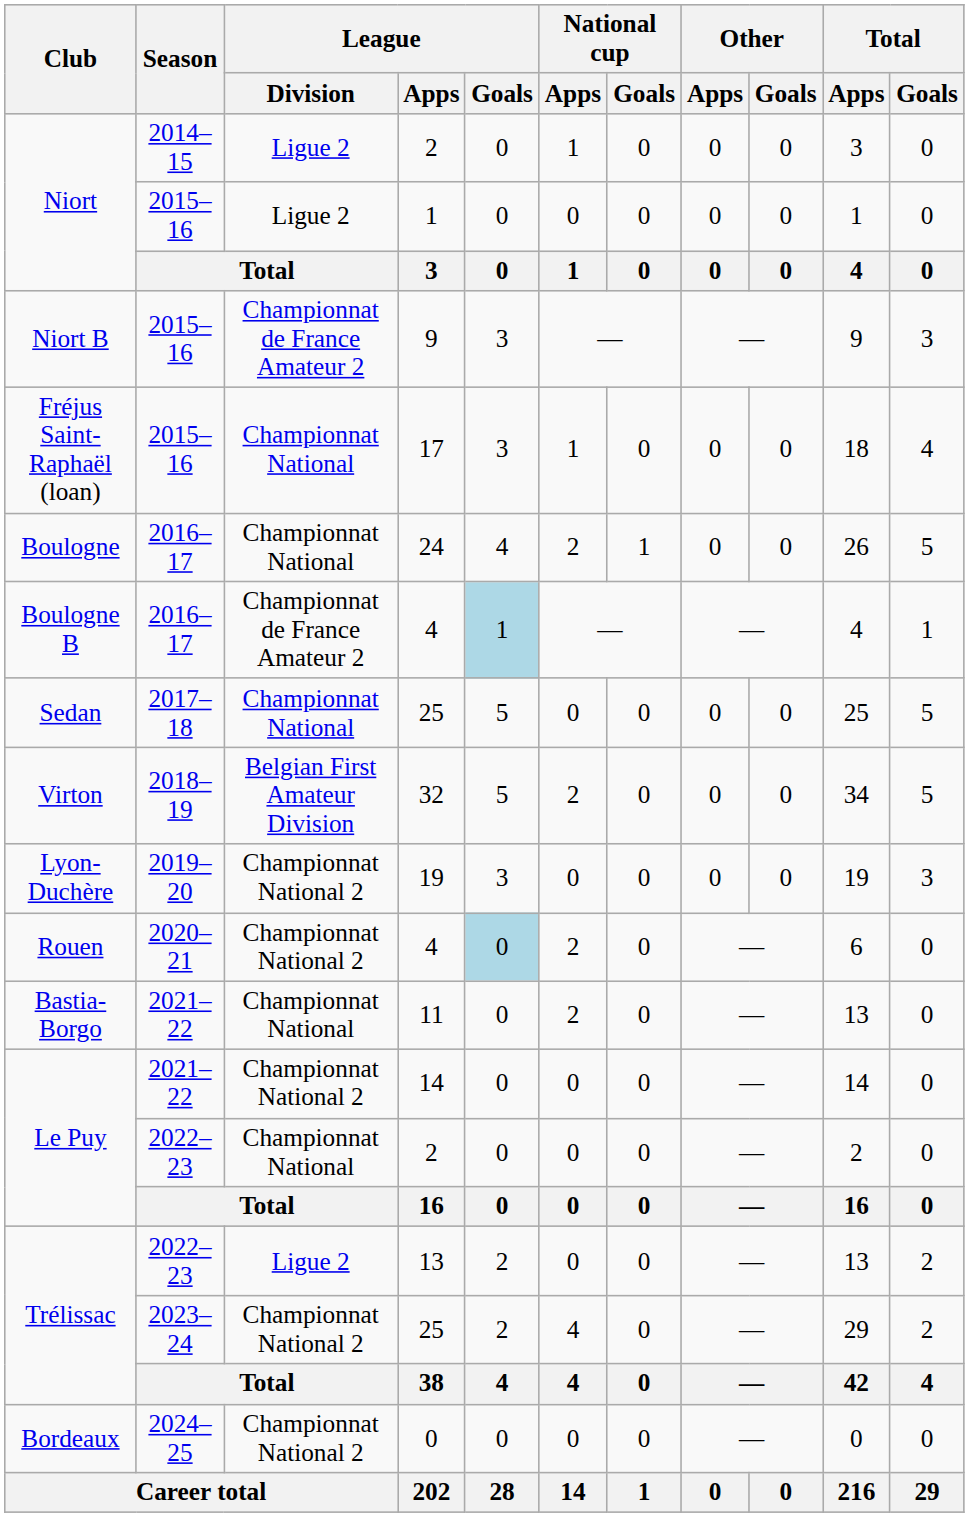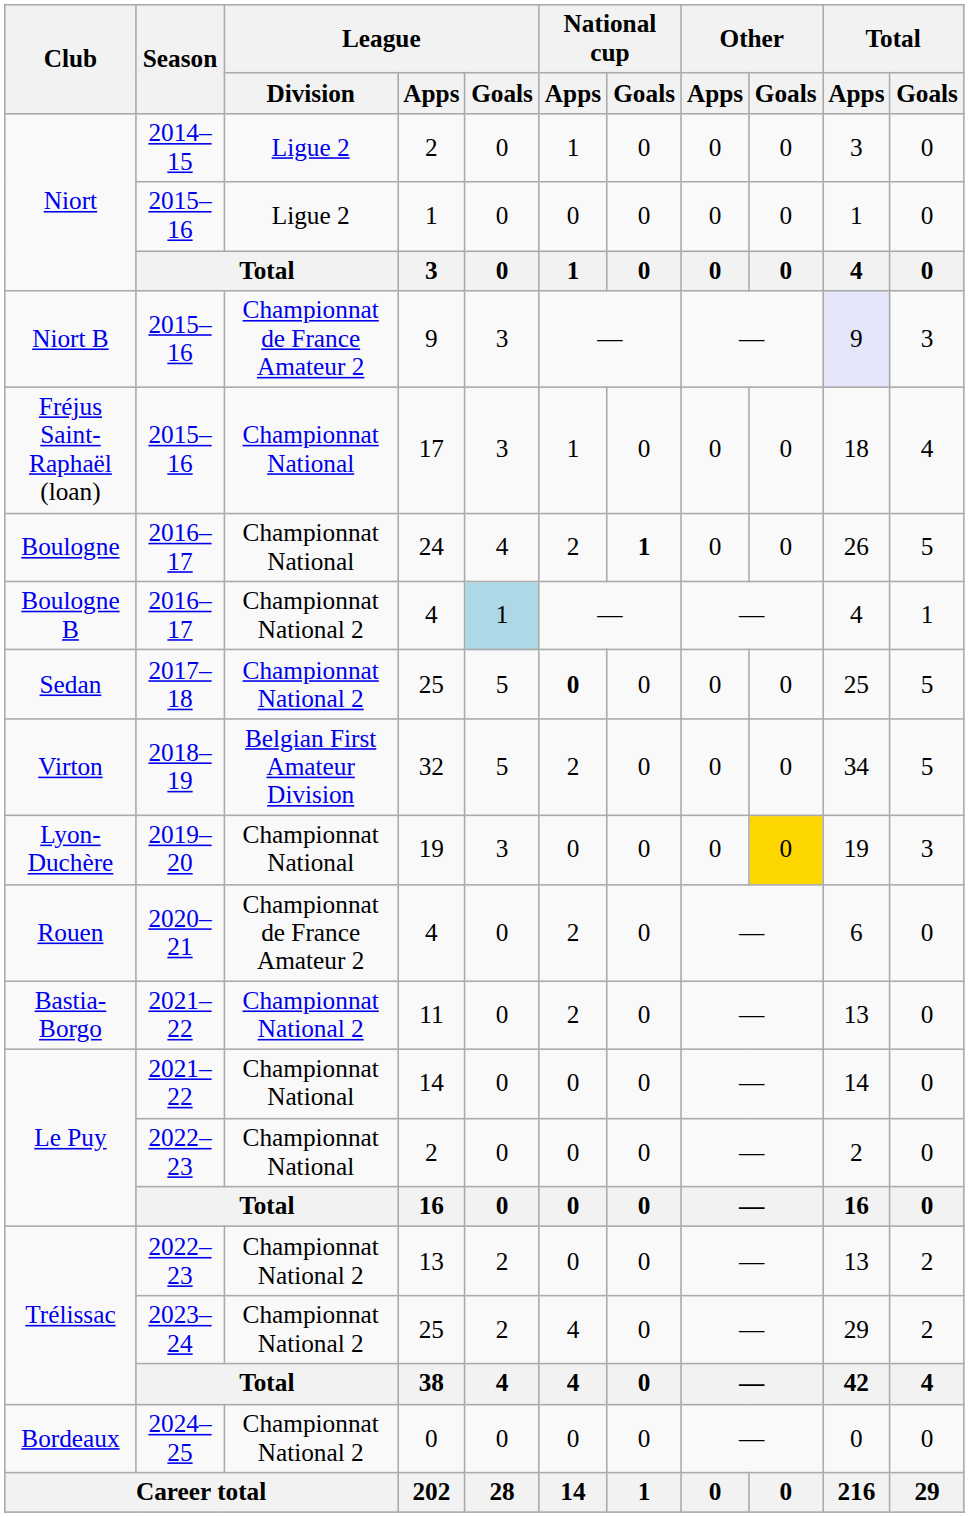(856, 338) no background -> (856, 338) lavender background
(644, 546) normal -> (644, 546) bold
(311, 629) Championnat de France Amateur 2 -> (311, 615) Championnat National 2
(311, 712) Championnat National -> (311, 683) Championnat National 2
(573, 712) normal -> (573, 683) bold
(311, 877) Championnat National 2 -> (311, 849) Championnat National
(786, 877) no background -> (786, 849) gold background
(311, 946) Championnat National 2 -> (311, 932) Championnat de France Amateur 2
(502, 946) lightblue background -> (502, 932) no background
(311, 1015) Championnat National -> (311, 1015) Championnat National 2
(311, 1083) Championnat National 2 -> (311, 1083) Championnat National
(311, 1260) Ligue 2 -> (311, 1260) Championnat National 2
